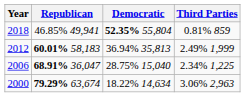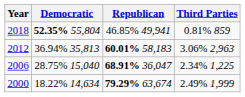columns swapped: (138, 13) <-> (67, 13)
(207, 48) 2.49% 1,999 -> (207, 48) 3.06% 2,963
(207, 83) 3.06% 2,963 -> (207, 83) 2.49% 1,999
